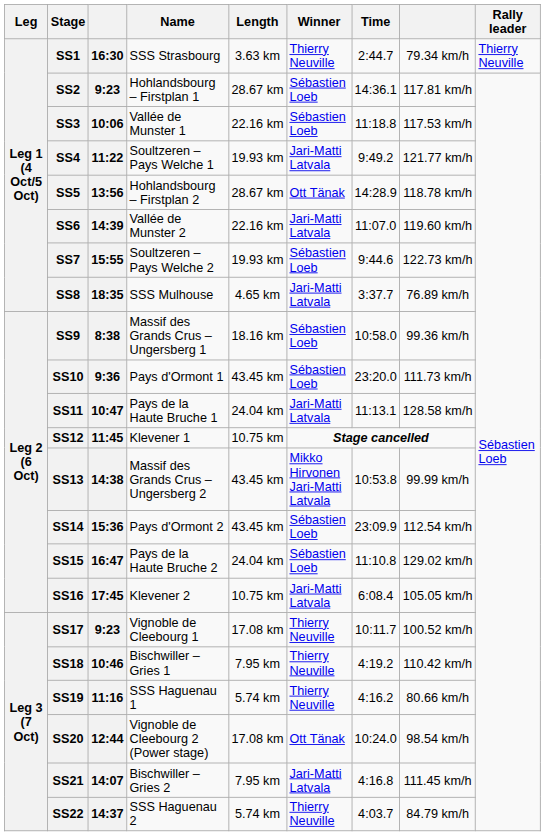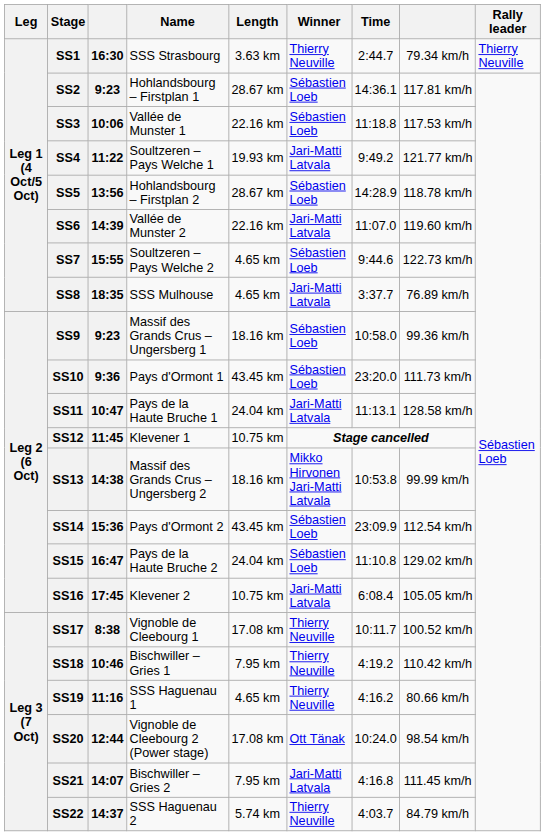(317, 192) Ott Tänak -> (318, 192) Sébastien Loeb
(257, 261) 19.93 km -> (257, 261) 4.65 km
(107, 336) 8:38 -> (107, 336) 9:23
(257, 479) 43.45 km -> (257, 479) 18.16 km
(107, 630) 9:23 -> (107, 630) 8:38
(257, 698) 5.74 km -> (257, 698) 4.65 km
